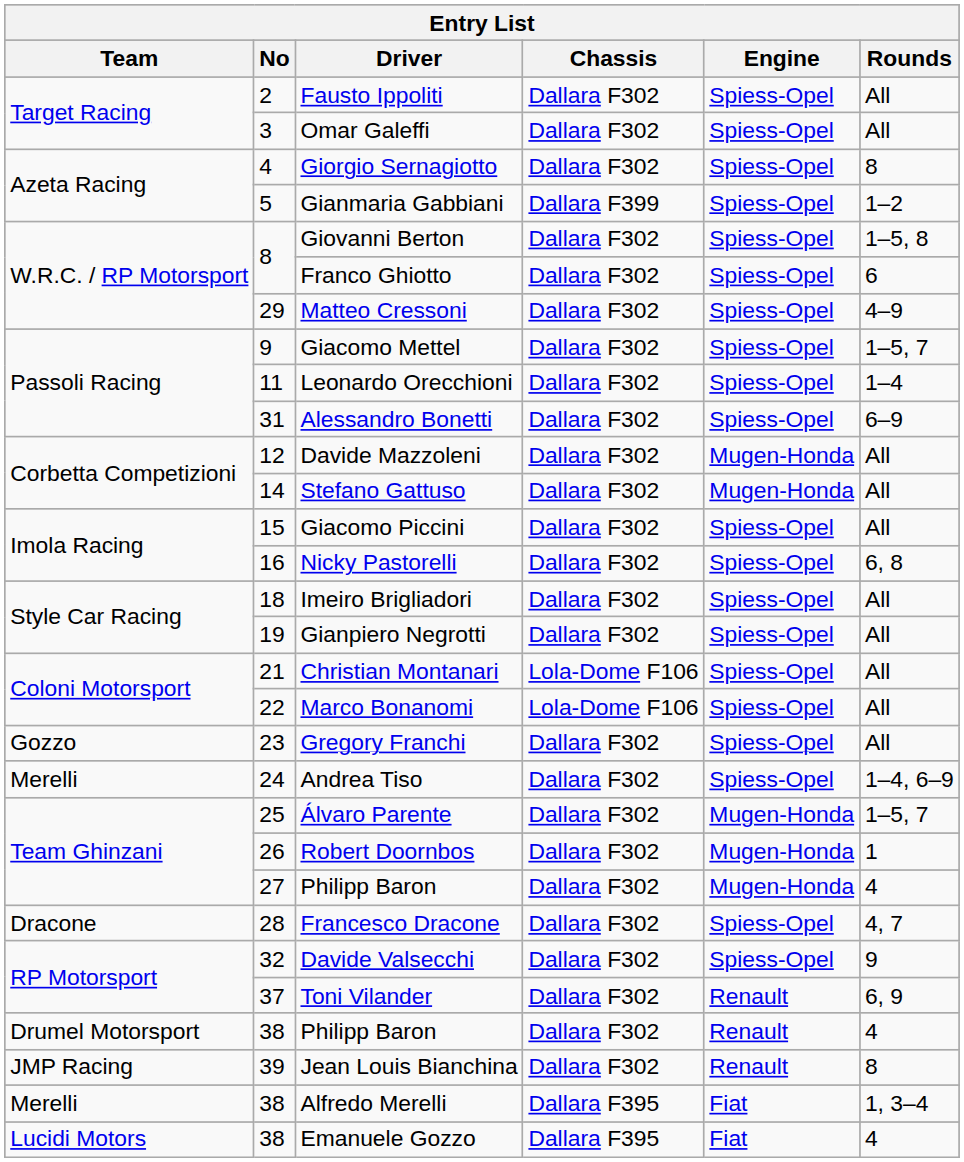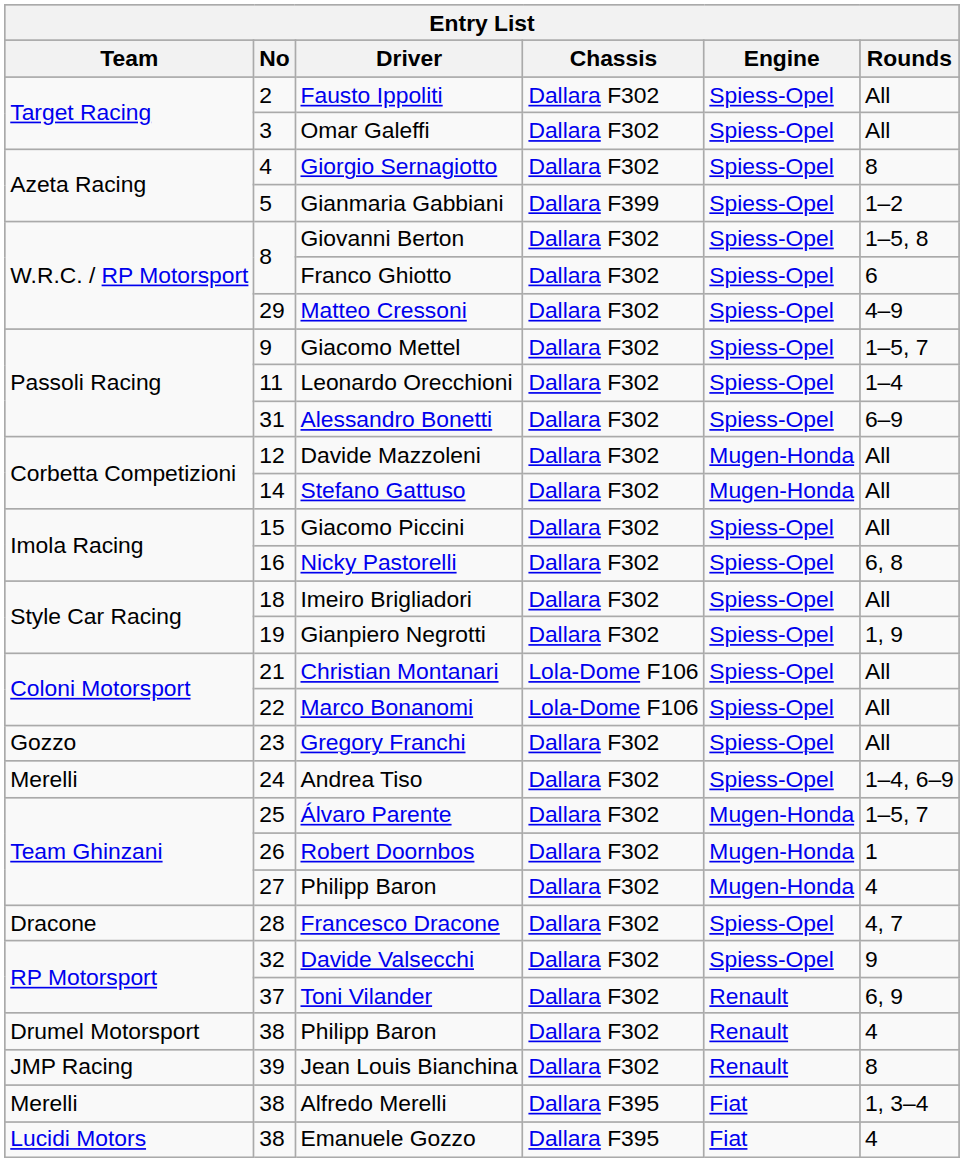(878, 635) All -> (884, 635) 1, 9
